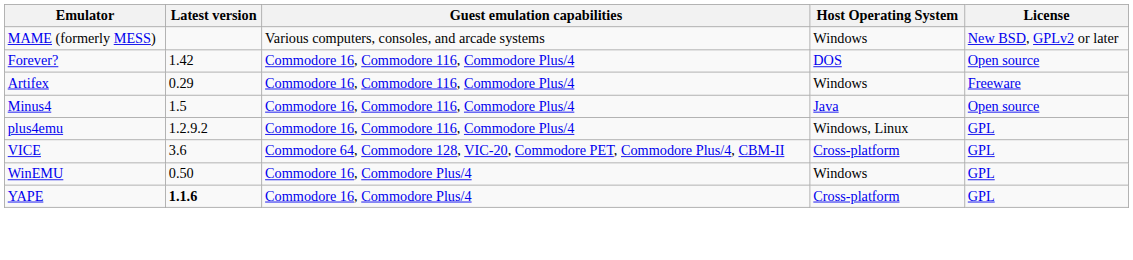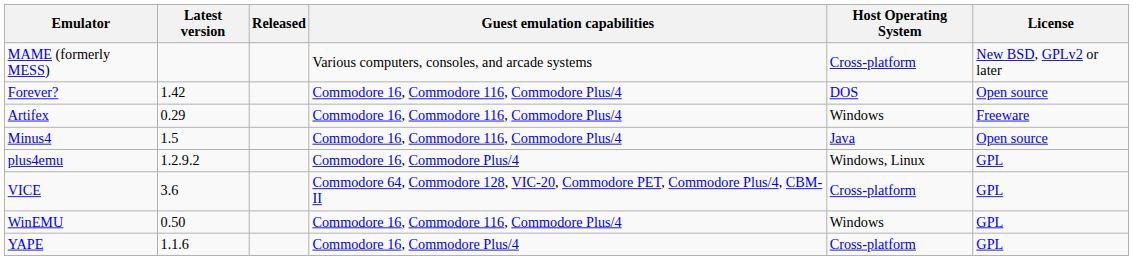+ column: (279, 23)
(840, 38) Windows -> (873, 62) Cross-platform
(420, 128) Commodore 16, Commodore 116, Commodore Plus/4 -> (416, 160) Commodore 16, Commodore Plus/4
(368, 173) Commodore 16, Commodore Plus/4 -> (467, 221) Commodore 16, Commodore 116, Commodore Plus/4
(183, 196) bold -> (175, 244) normal
